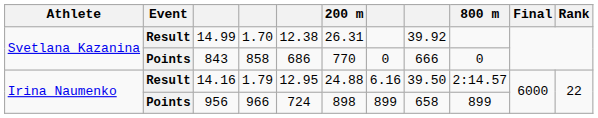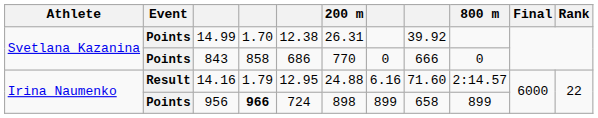(168, 37) Result -> (168, 37) Points
(427, 81) 39.50 -> (427, 81) 71.60
(258, 102) normal -> (258, 102) bold
